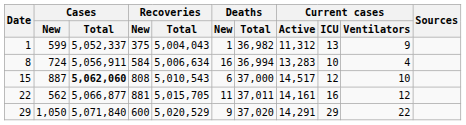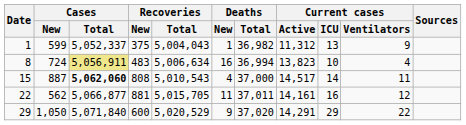(99, 62) no background -> (99, 62) khaki background
(140, 62) 584 -> (140, 62) 483
(297, 62) 13,283 -> (297, 62) 13,823
(229, 79) 6 -> (229, 79) 4
(332, 79) 12 -> (332, 79) 14
(404, 79) 10 -> (404, 79) 11
